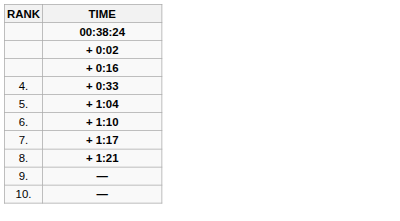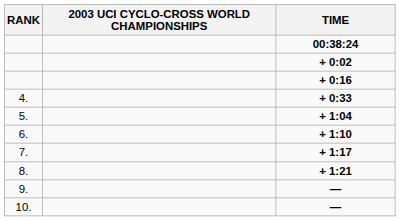+ column: (159, 20)
